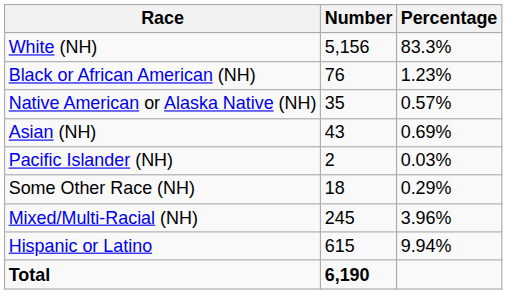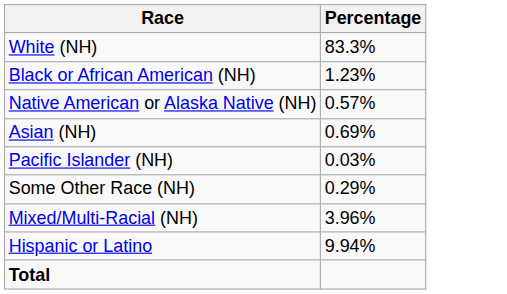- column: (359, 18)
